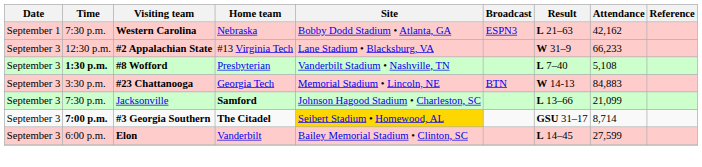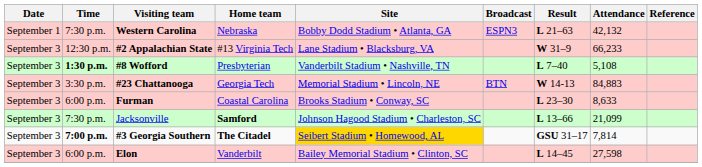(607, 31) 42,162 -> (607, 31) 42,132
+ row: (135, 101)
(605, 118) 8,714 -> (605, 136) 7,814
(607, 136) 27,599 -> (607, 153) 27,598
